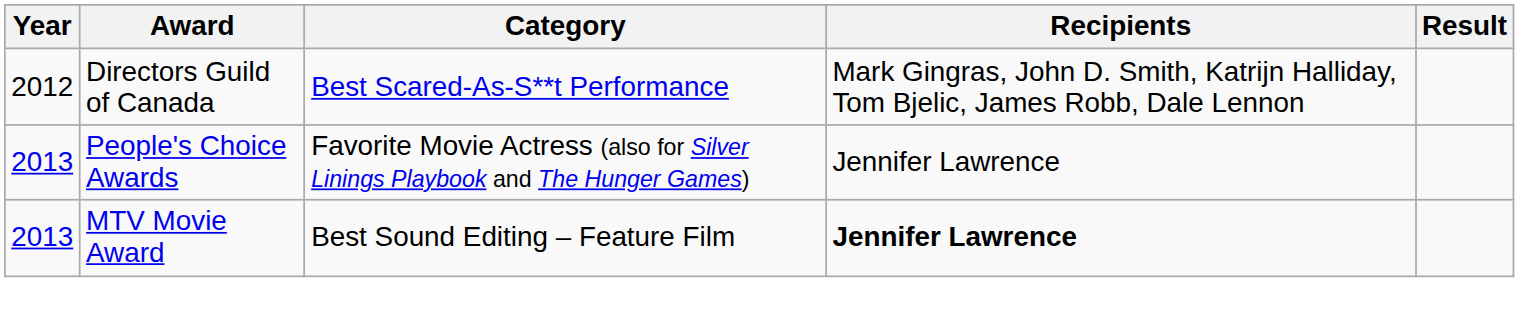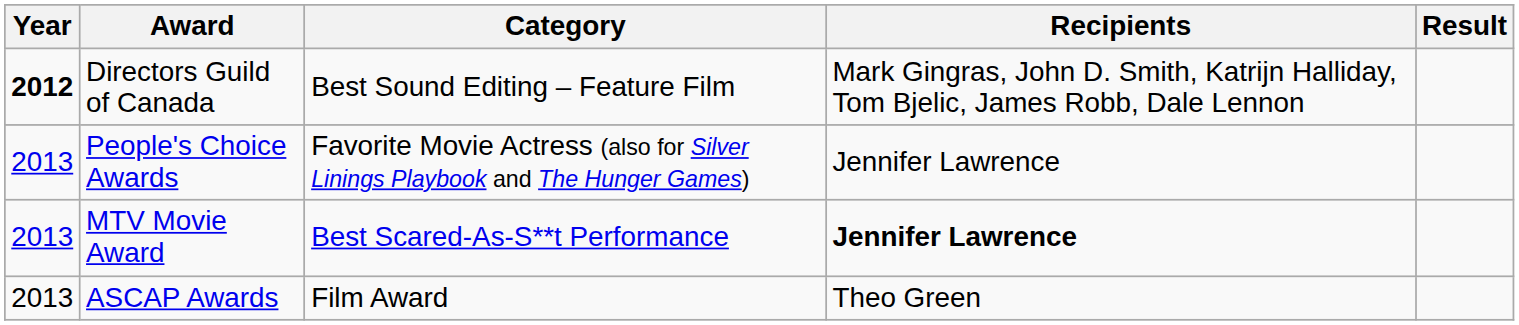(42, 86) normal -> (42, 86) bold
(520, 86) Best Scared-As-S**t Performance -> (523, 86) Best Sound Editing – Feature Film
(523, 237) Best Sound Editing – Feature Film -> (520, 237) Best Scared-As-S**t Performance
+ row: (182, 297)
